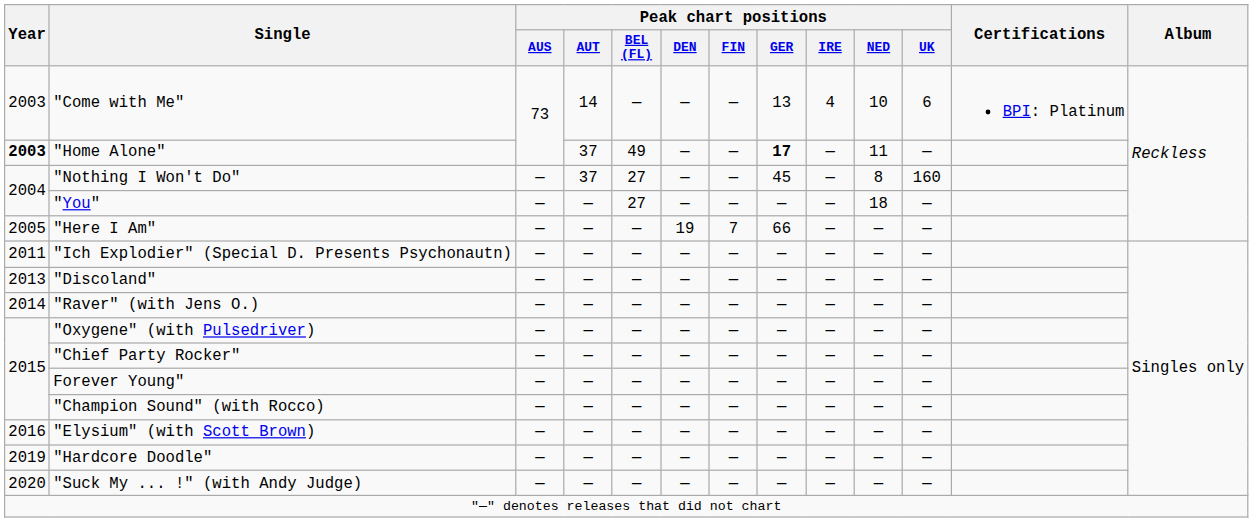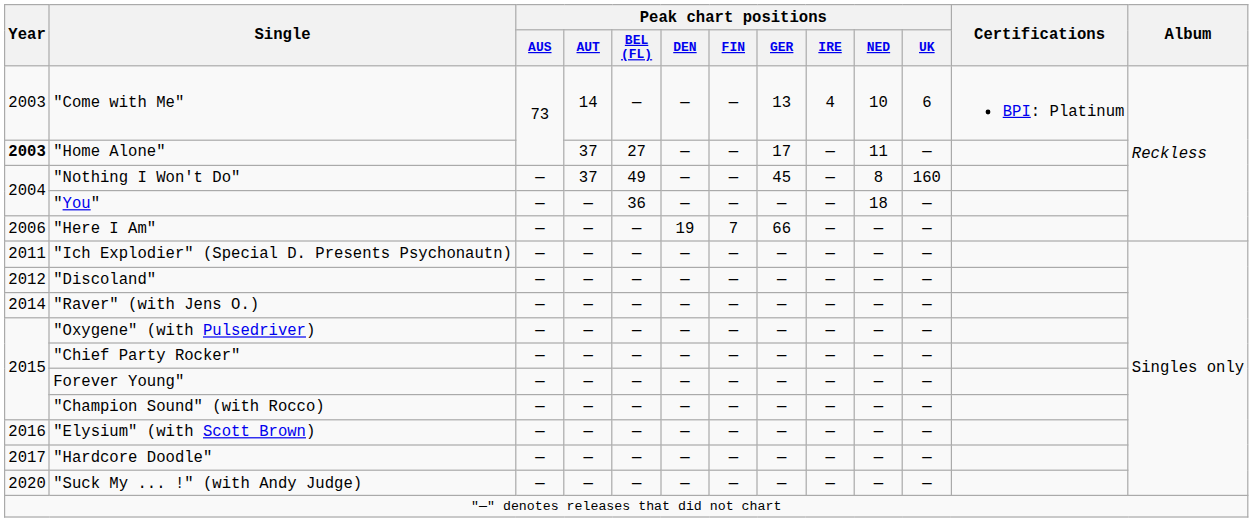(637, 153) 49 -> (637, 153) 27
(782, 153) bold -> (782, 153) normal
(637, 178) 27 -> (637, 178) 49
(637, 203) 27 -> (637, 203) 36
(27, 229) 2005 -> (27, 229) 2006
(27, 280) 2013 -> (27, 280) 2012
(27, 458) 2019 -> (27, 458) 2017
